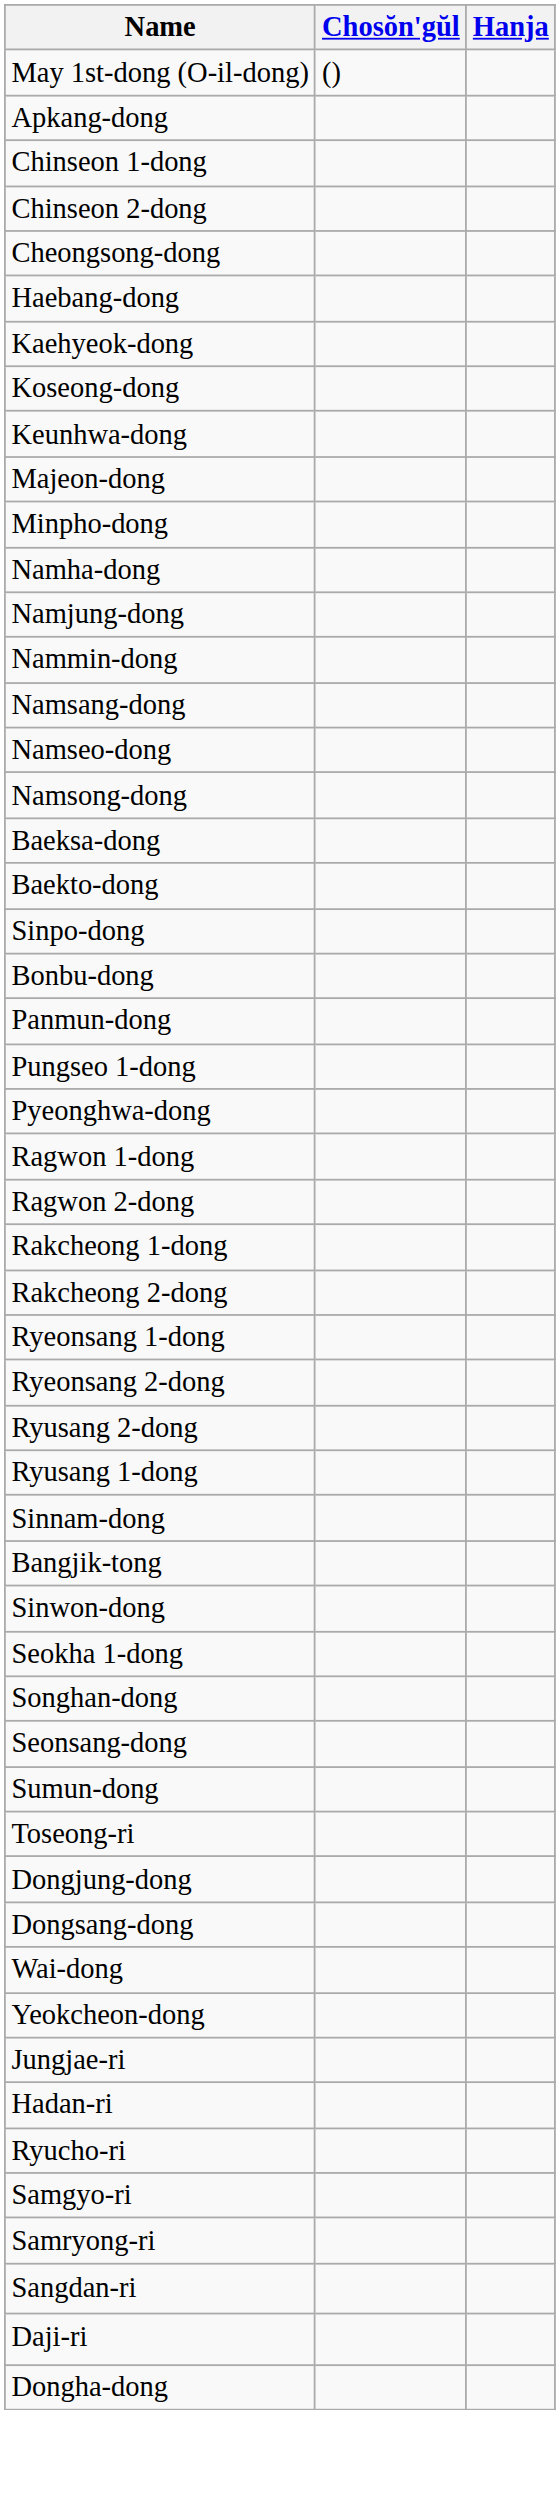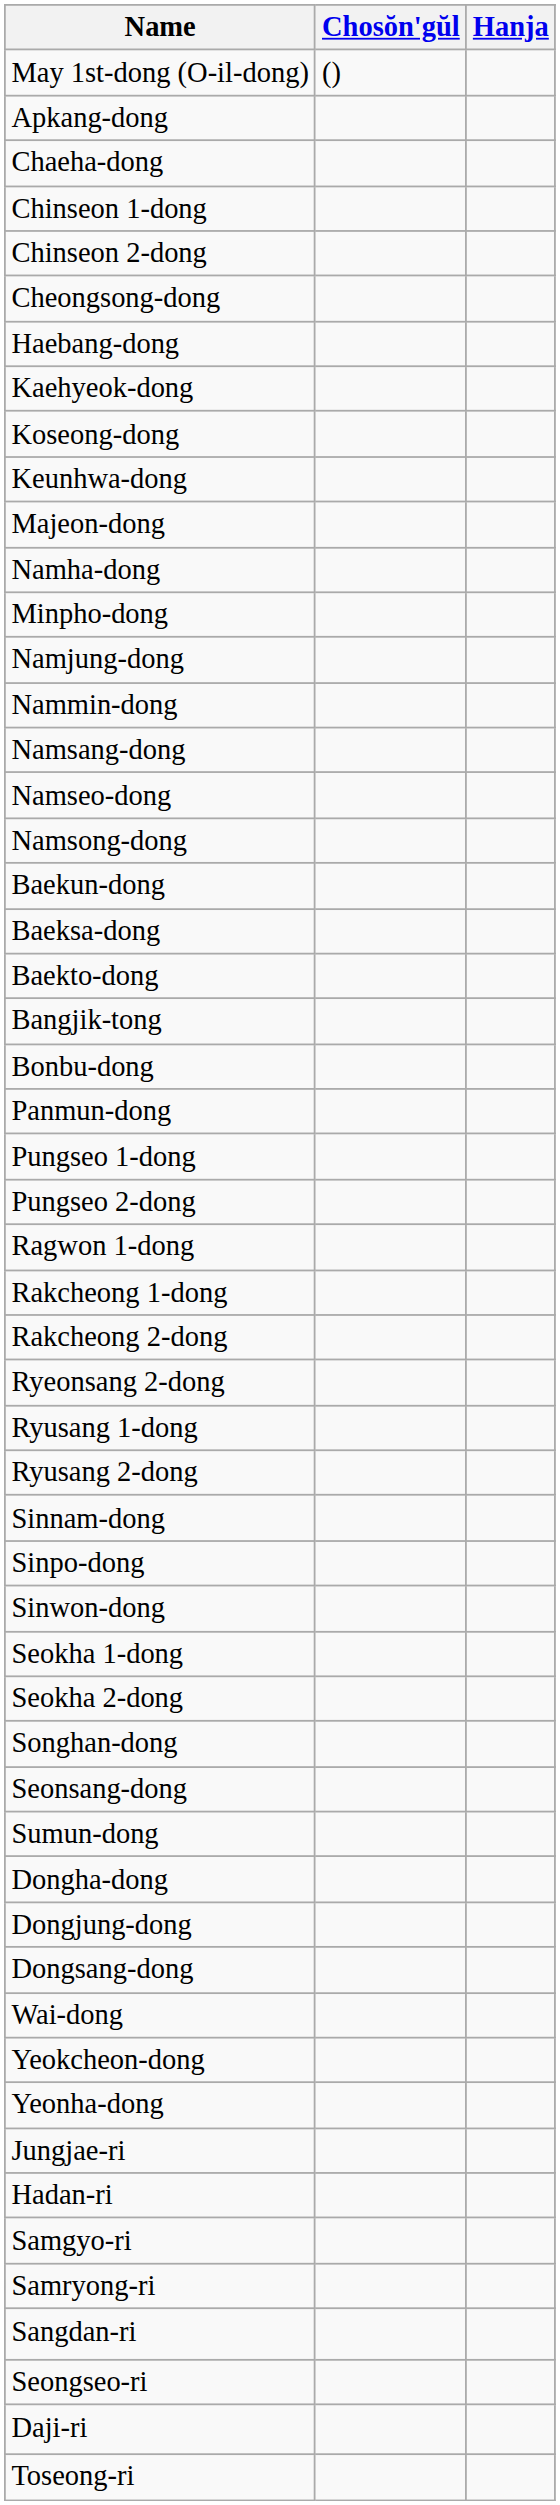+ row: (87, 162)
rows swapped: (90, 523) <-> (86, 569)
+ row: (88, 885)
rows swapped: (87, 1562) <-> (78, 930)
+ row: (104, 1201)
- row: (111, 1111)
- row: (103, 1201)
- row: (118, 1336)
rows swapped: (105, 1472) <-> (105, 1427)
+ row: (97, 1698)
rows swapped: (90, 2386) <-> (73, 1833)
+ row: (88, 2104)
- row: (69, 2149)
+ row: (79, 2381)
